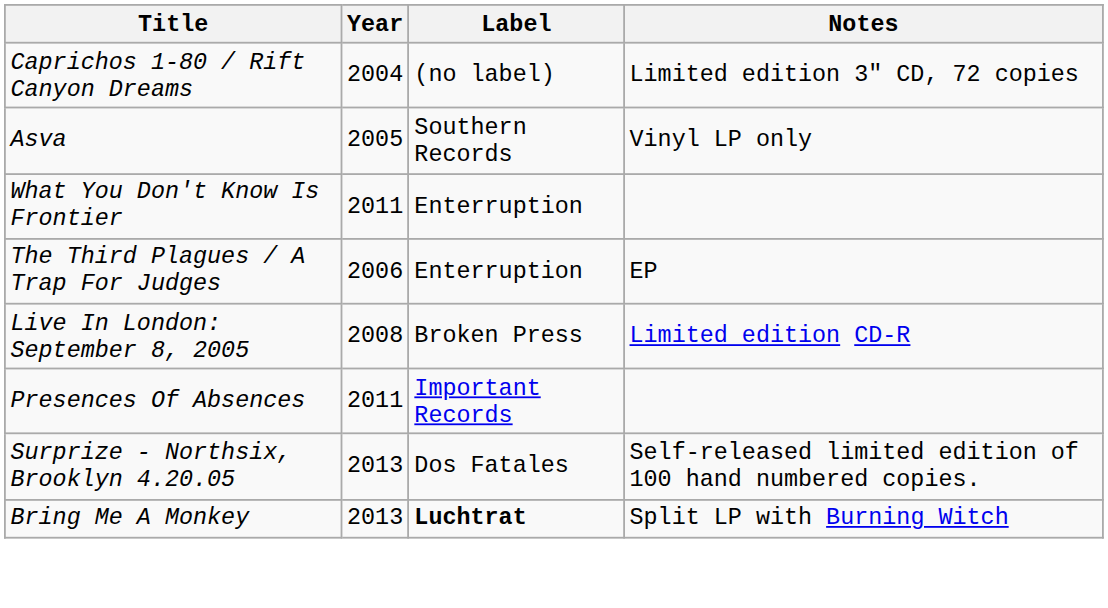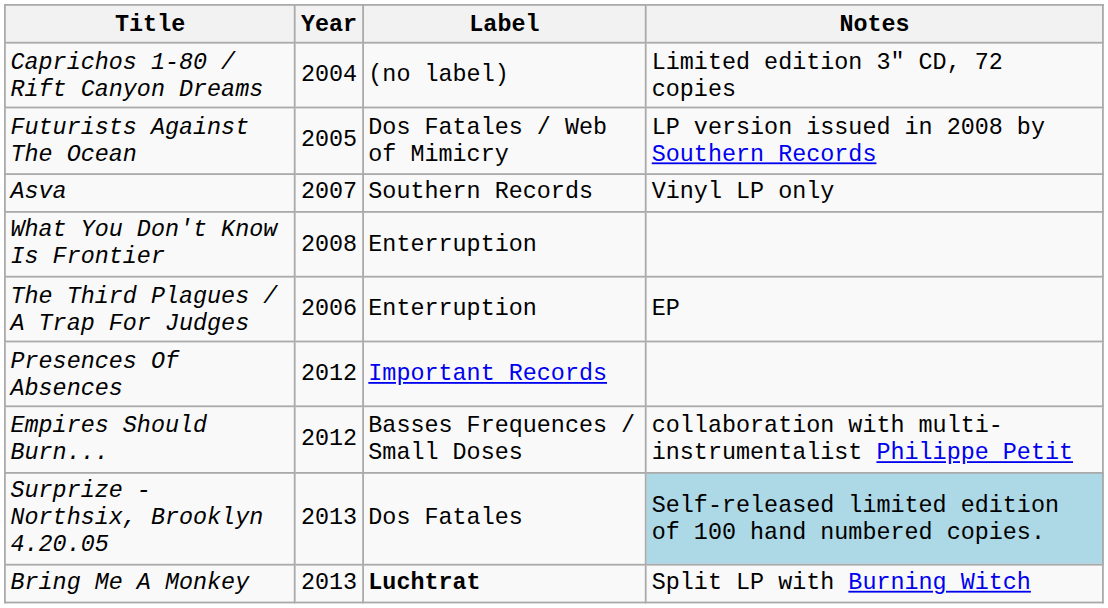+ row: (130, 141)
(375, 141) 2005 -> (329, 192) 2007
(375, 206) 2011 -> (329, 244) 2008
- row: (130, 336)
(375, 401) 2011 -> (329, 374) 2012
+ row: (109, 439)
(854, 466) no background -> (855, 518) lightblue background
